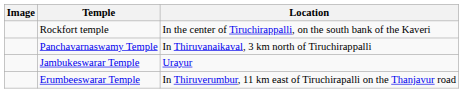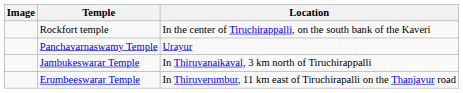(267, 46) In Thiruvanaikaval, 3 km north of Tiruchirappalli -> (177, 46) Urayur
(177, 63) Urayur -> (267, 63) In Thiruvanaikaval, 3 km north of Tiruchirappalli
